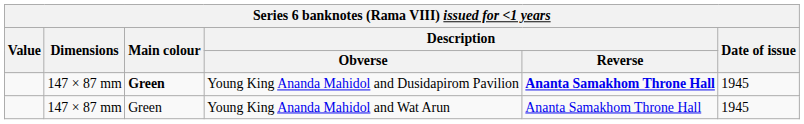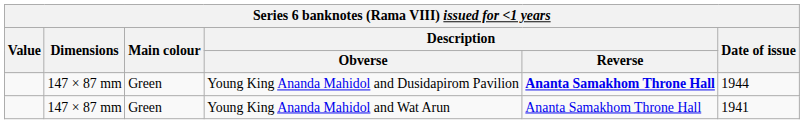(146, 84) bold -> (145, 84) normal
(735, 84) 1945 -> (735, 84) 1944
(735, 107) 1945 -> (735, 107) 1941
